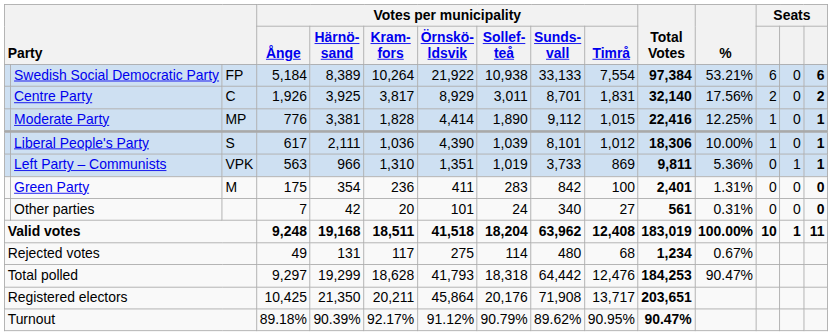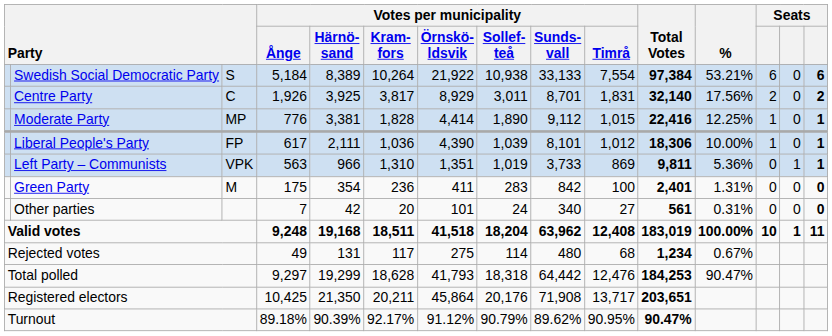(234, 75) FP -> (230, 75) S
(230, 143) S -> (234, 143) FP
